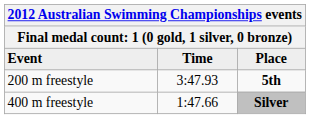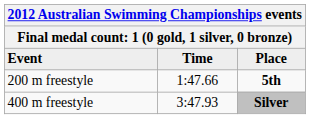(197, 80) 3:47.93 -> (197, 80) 1:47.66
(197, 102) 1:47.66 -> (197, 102) 3:47.93
